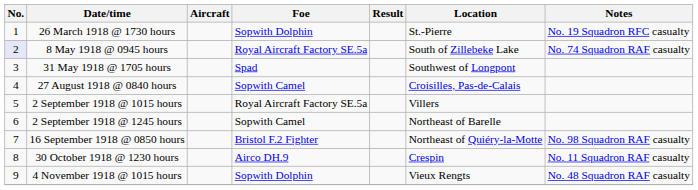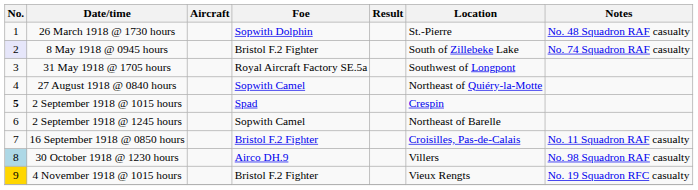(618, 31) No. 19 Squadron RFC casualty -> (619, 31) No. 48 Squadron RAF casualty
(301, 49) Royal Aircraft Factory SE.5a -> (276, 49) Bristol F.2 Fighter
(246, 67) Spad -> (301, 67) Royal Aircraft Factory SE.5a
(464, 85) Croisilles, Pas-de-Calais -> (476, 85) Northeast of Quiéry-la-Motte
(16, 103) normal -> (16, 103) bold
(301, 103) Royal Aircraft Factory SE.5a -> (246, 103) Spad
(424, 103) Villers -> (426, 103) Crespin
(476, 139) Northeast of Quiéry-la-Motte -> (464, 139) Croisilles, Pas-de-Calais
(619, 139) No. 98 Squadron RAF casualty -> (619, 139) No. 11 Squadron RAF casualty
(16, 157) no background -> (16, 157) lightblue background
(426, 157) Crespin -> (424, 157) Villers
(619, 157) No. 11 Squadron RAF casualty -> (619, 157) No. 98 Squadron RAF casualty
(16, 175) no background -> (16, 175) gold background
(274, 175) Sopwith Dolphin -> (276, 175) Bristol F.2 Fighter
(619, 175) No. 48 Squadron RAF casualty -> (618, 175) No. 19 Squadron RFC casualty
